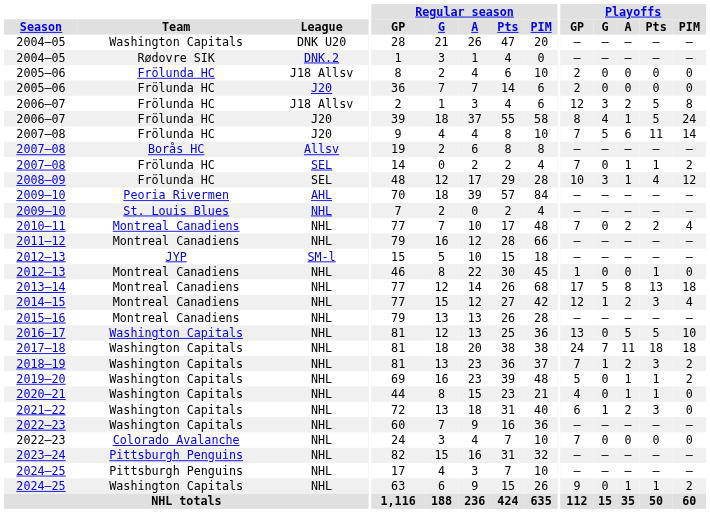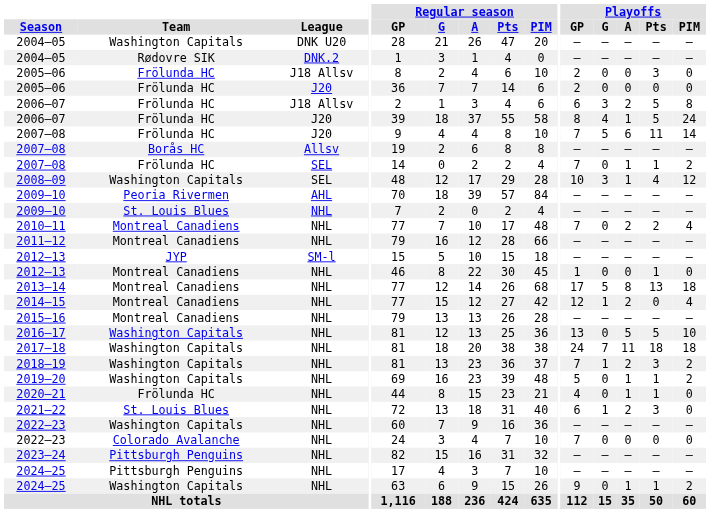(656, 73) 0 -> (656, 73) 3
(577, 103) 12 -> (577, 103) 6
(176, 180) Frölunda HC -> (176, 180) Washington Capitals
(656, 302) 3 -> (656, 302) 0
(176, 394) Washington Capitals -> (176, 394) Frölunda HC
(176, 409) Washington Capitals -> (176, 409) St. Louis Blues
